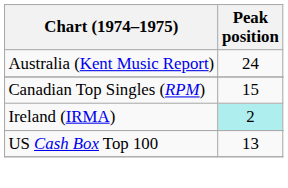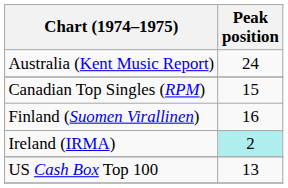+ row: (104, 116)
